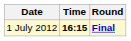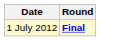- column: (75, 12)
